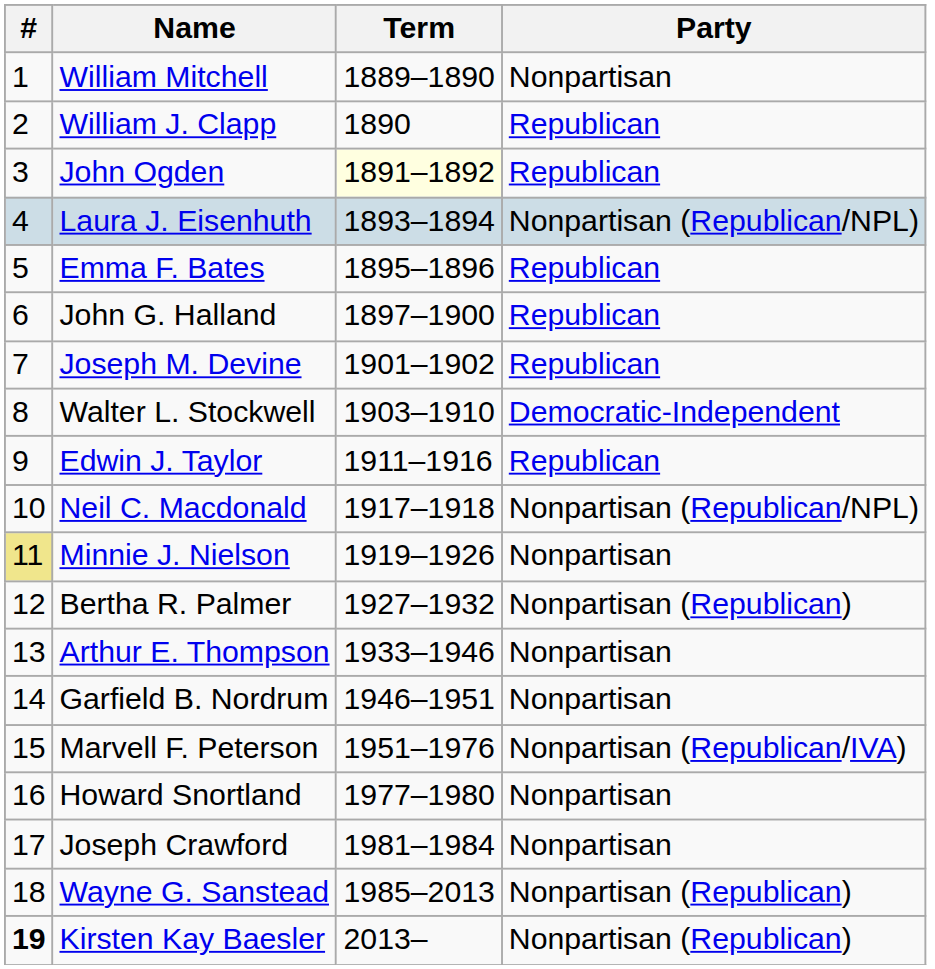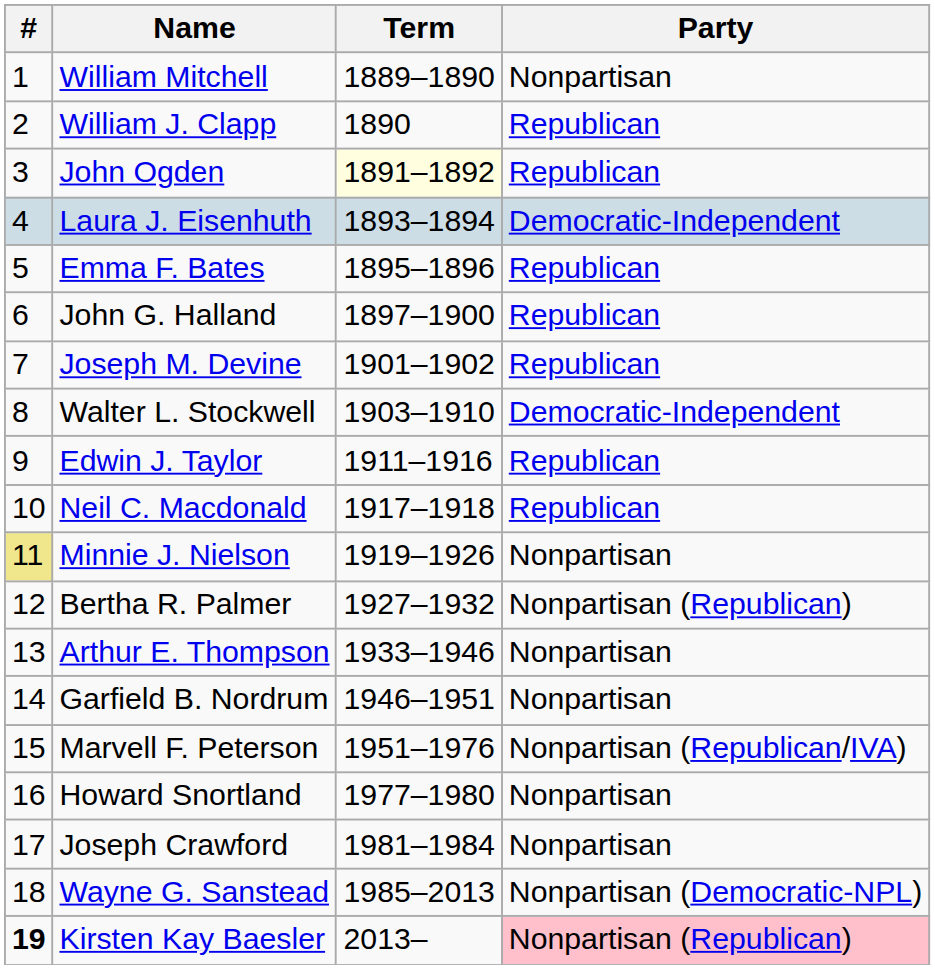(714, 220) Nonpartisan (Republican/NPL) -> (674, 220) Democratic-Independent
(714, 508) Nonpartisan (Republican/NPL) -> (584, 508) Republican
(680, 891) Nonpartisan (Republican) -> (716, 891) Nonpartisan (Democratic-NPL)
(680, 939) no background -> (680, 939) pink background
